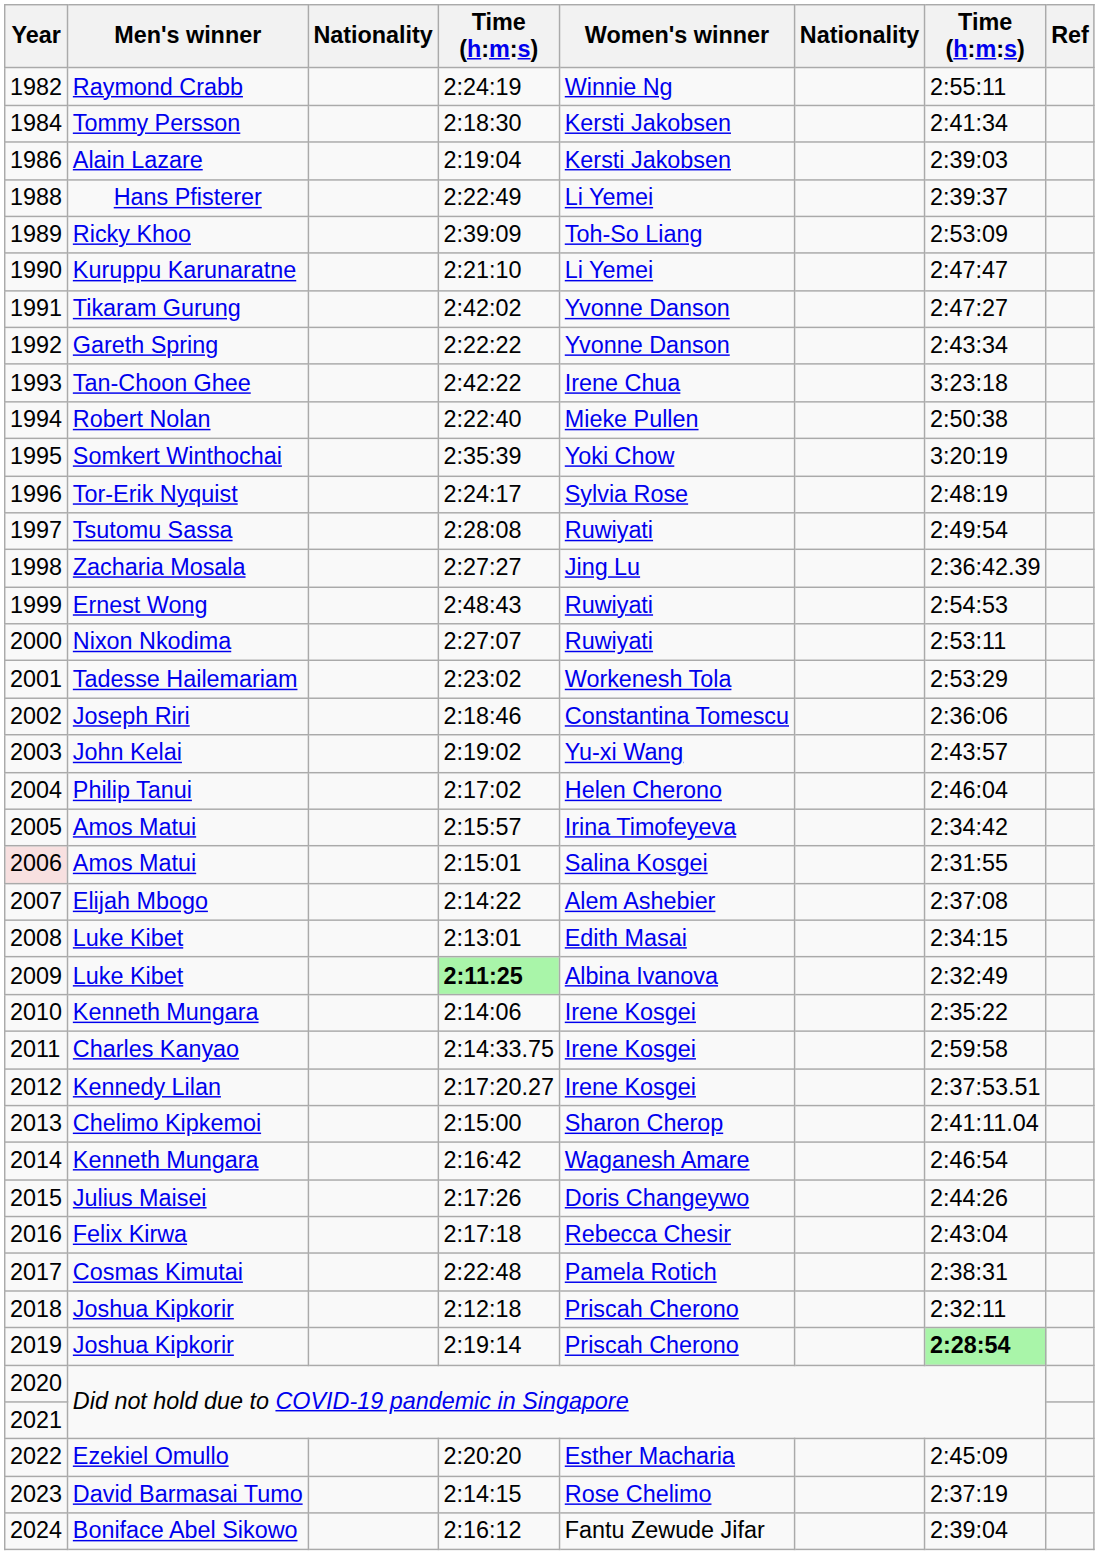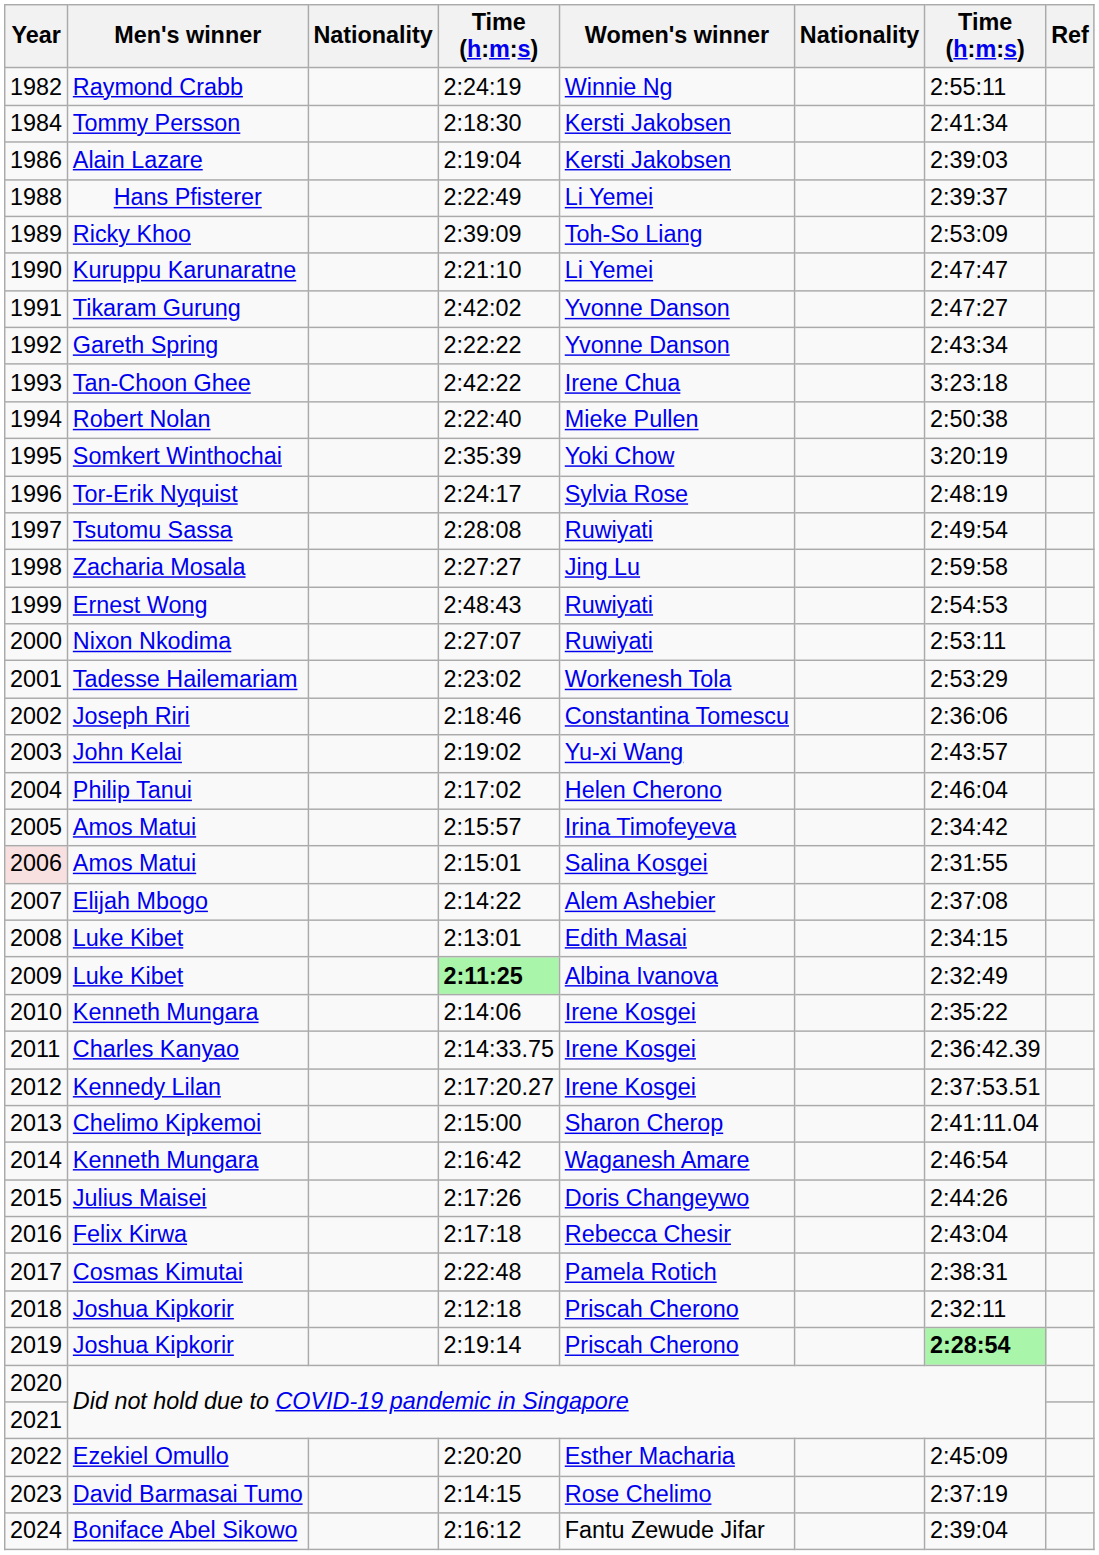(985, 567) 2:36:42.39 -> (969, 567) 2:59:58
(969, 1049) 2:59:58 -> (985, 1049) 2:36:42.39
